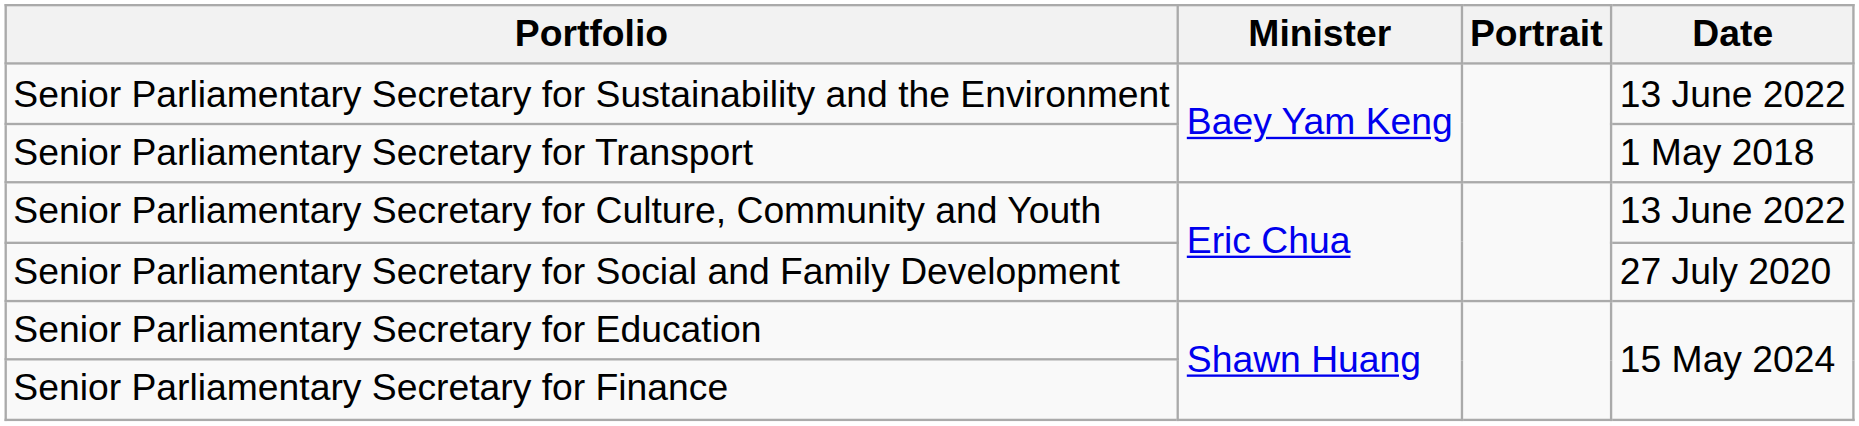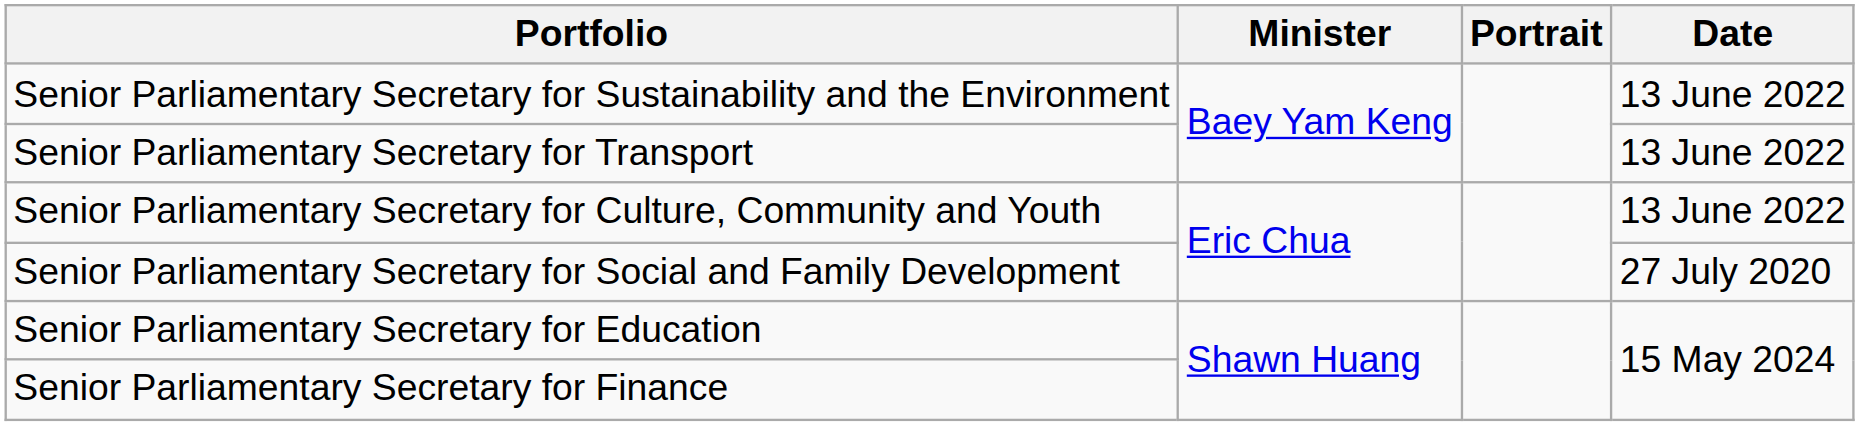(1717, 152) 1 May 2018 -> (1733, 152) 13 June 2022
